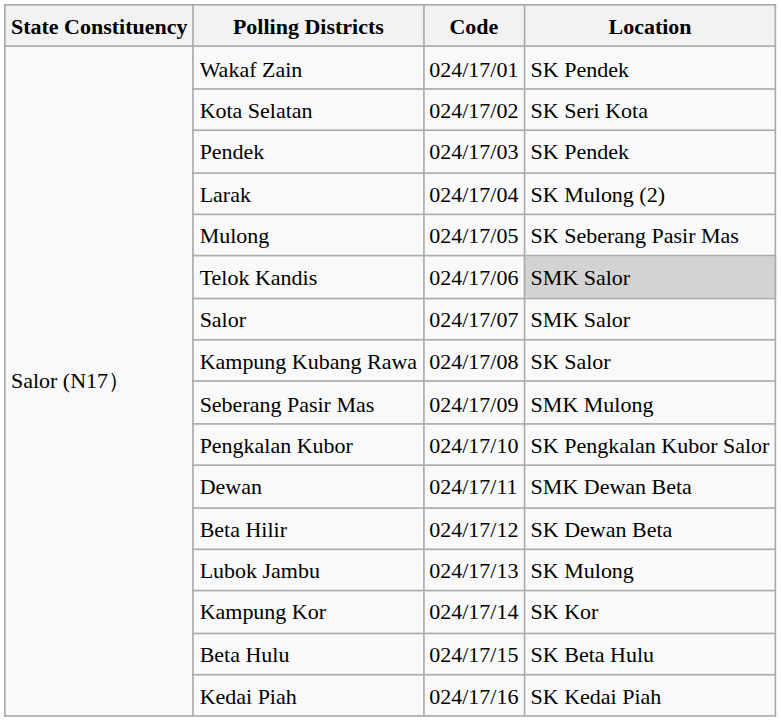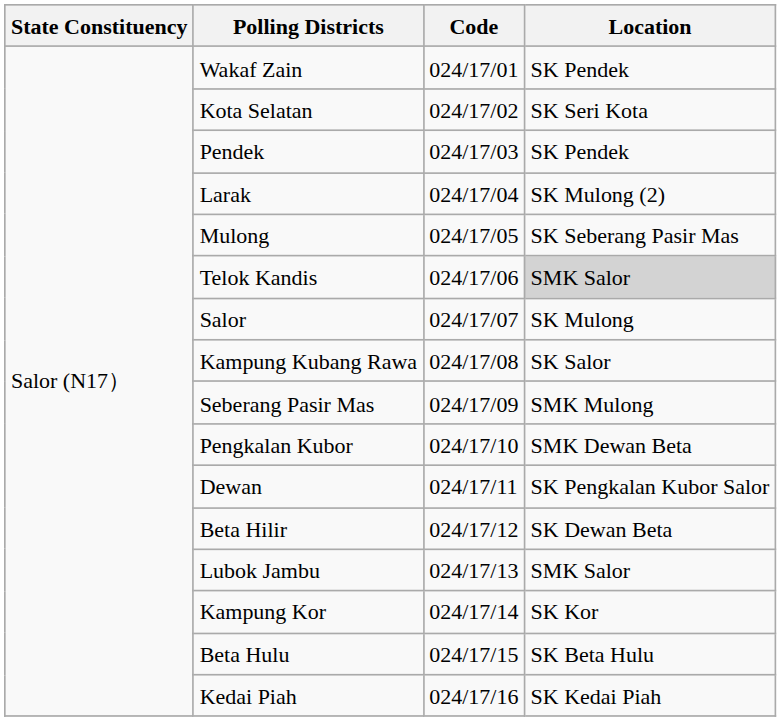(580, 320) SMK Salor -> (582, 320) SK Mulong
(650, 445) SK Pengkalan Kubor Salor -> (611, 445) SMK Dewan Beta
(611, 487) SMK Dewan Beta -> (650, 487) SK Pengkalan Kubor Salor
(582, 571) SK Mulong -> (580, 571) SMK Salor
